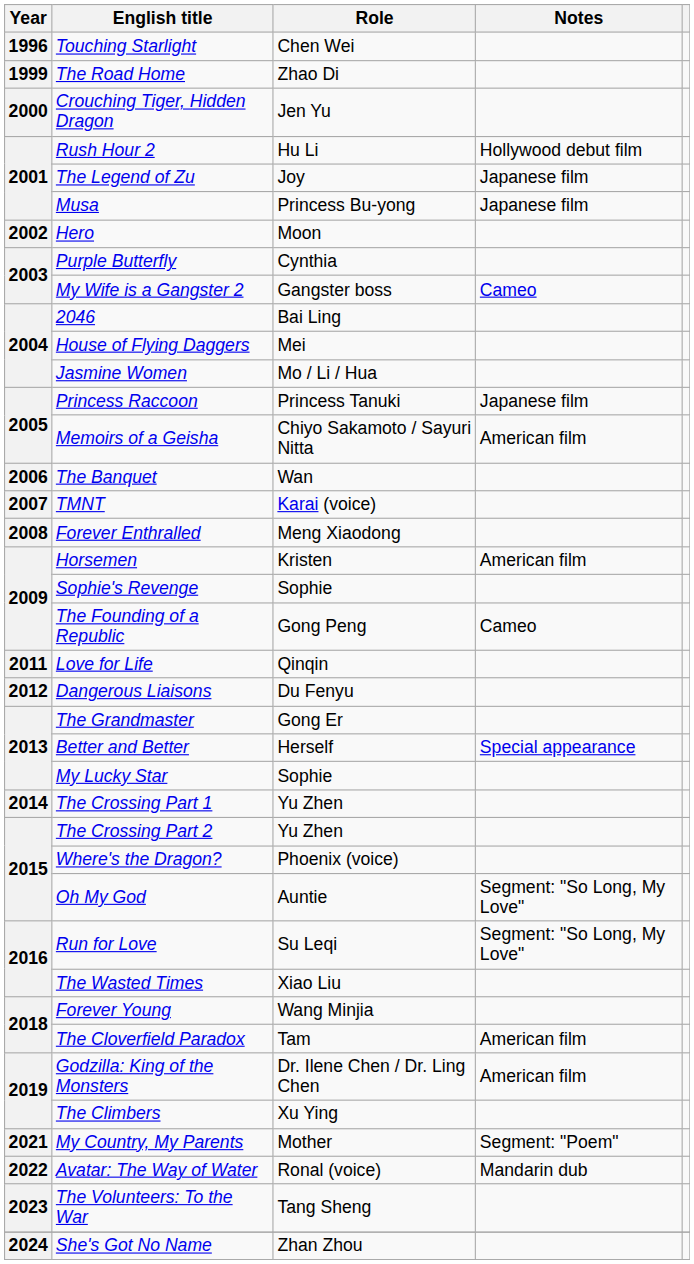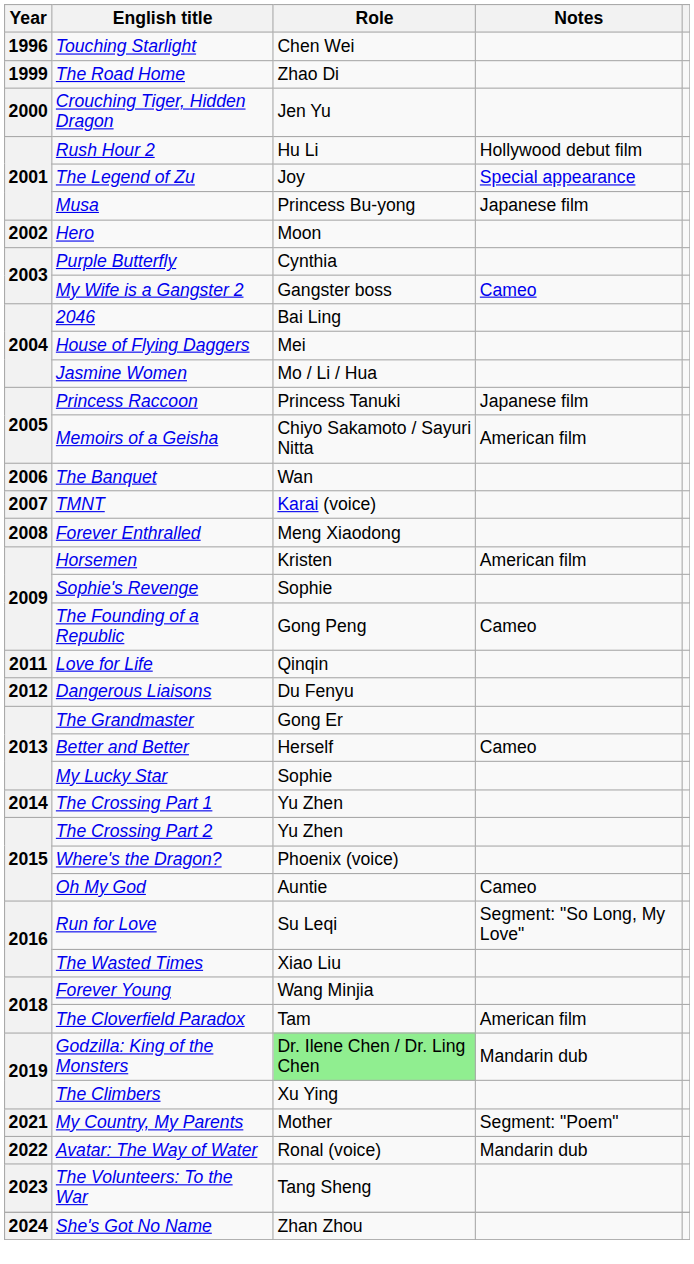(534, 177) Japanese film -> (558, 177) Special appearance
(558, 747) Special appearance -> (508, 747) Cameo
(573, 897) Segment: "So Long, My Love" -> (508, 887) Cameo
(371, 1076) no background -> (371, 1056) lightgreen background
(533, 1076) American film -> (534, 1056) Mandarin dub
